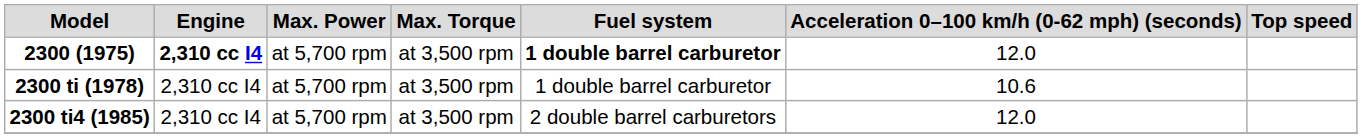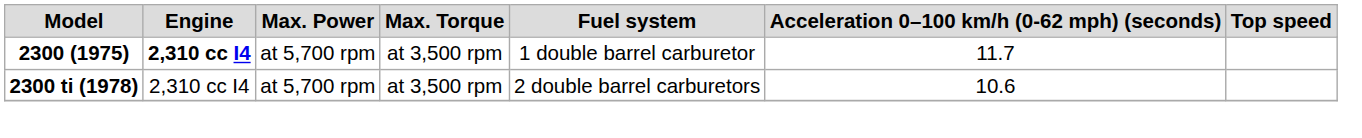(653, 53) bold -> (637, 53) normal
(1016, 53) 12.0 -> (996, 53) 11.7
(653, 85) 1 double barrel carburetor -> (637, 85) 2 double barrel carburetors
- row: (80, 117)
